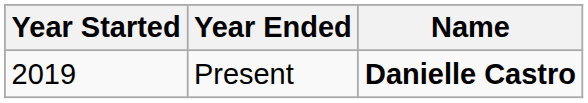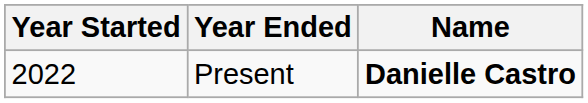(44, 73) 2019 -> (44, 73) 2022
